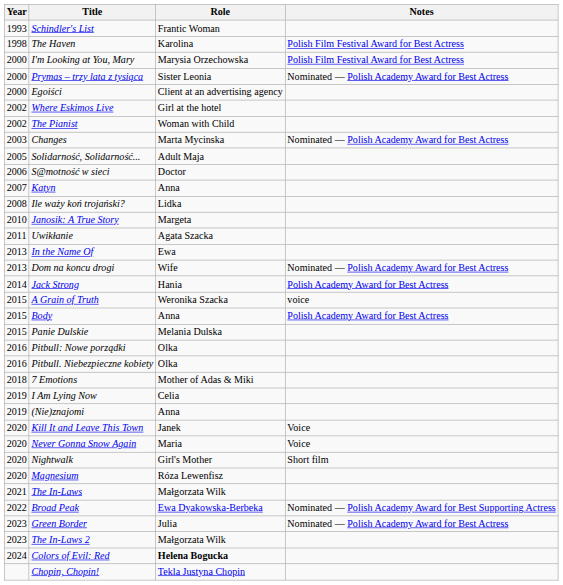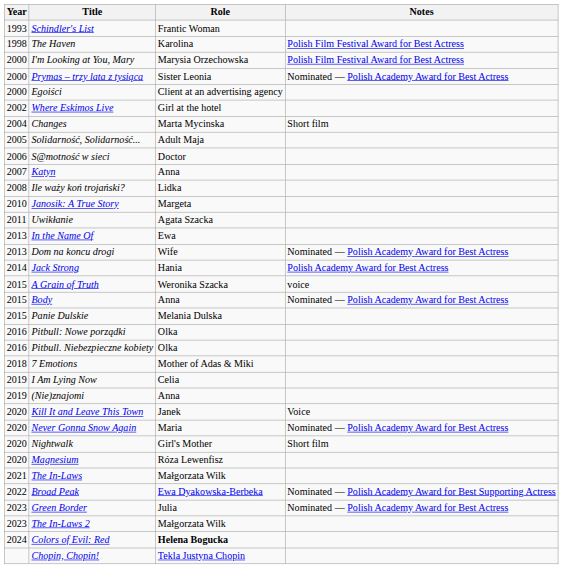- row: (55, 124)
(17, 140) 2003 -> (17, 124) 2004
(398, 140) Nominated — Polish Academy Award for Best Actress -> (308, 124) Short film
(368, 316) Polish Academy Award for Best Actress -> (398, 300) Nominated — Polish Academy Award for Best Actress
(299, 444) Voice -> (398, 428) Nominated — Polish Academy Award for Best Actress
